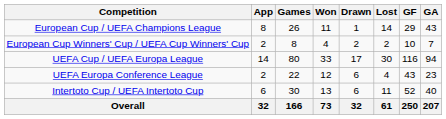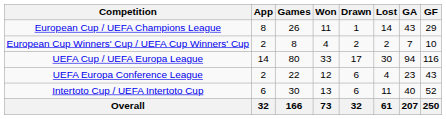columns swapped: (410, 12) <-> (431, 12)
